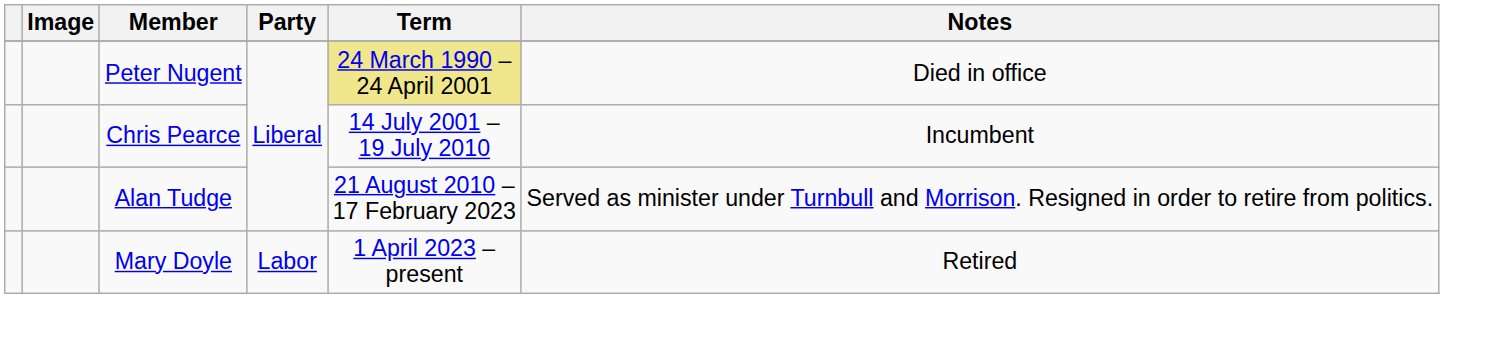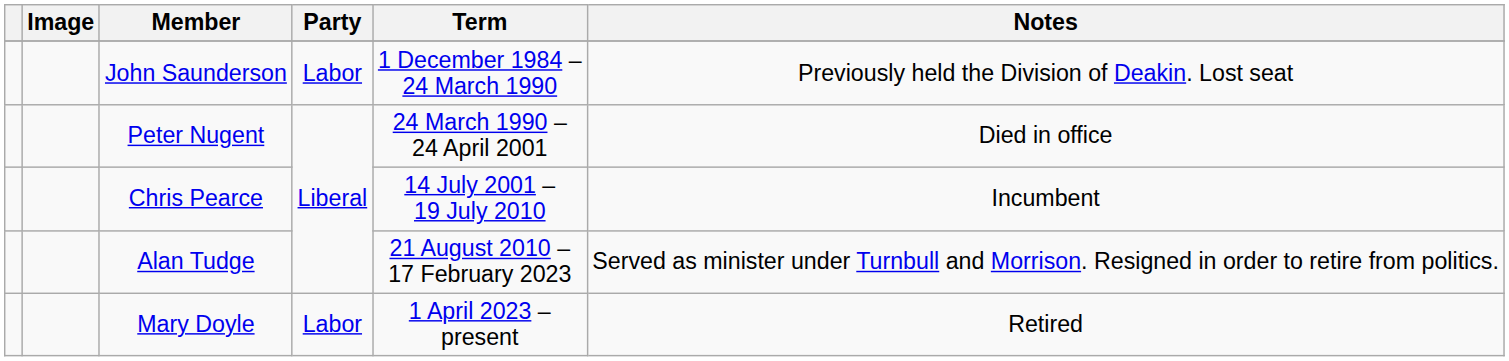+ row: (196, 72)
(424, 72) khaki background -> (480, 135) no background
